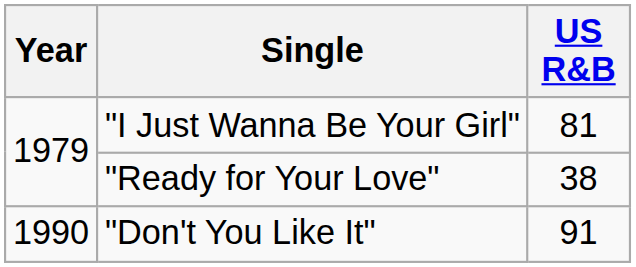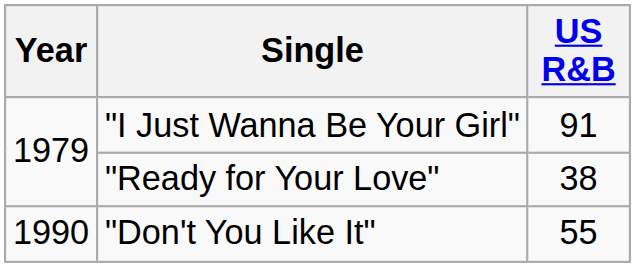(579, 124) 81 -> (579, 124) 91
(579, 233) 91 -> (579, 233) 55
